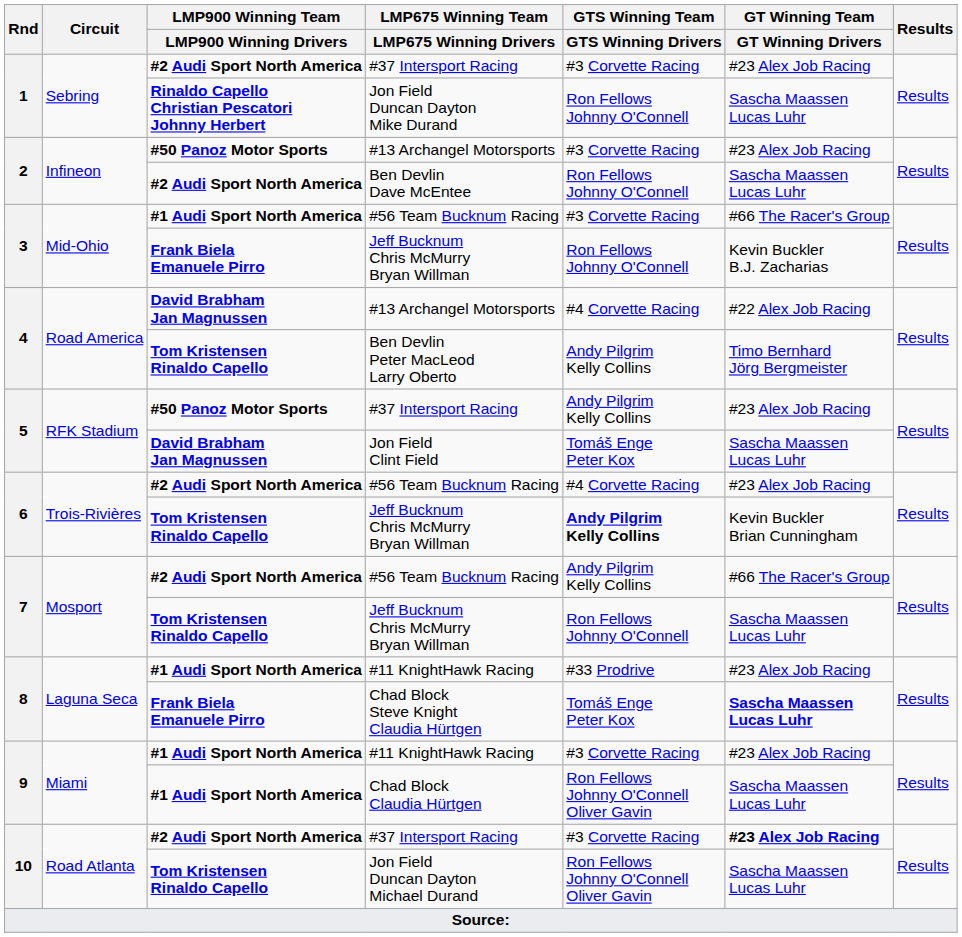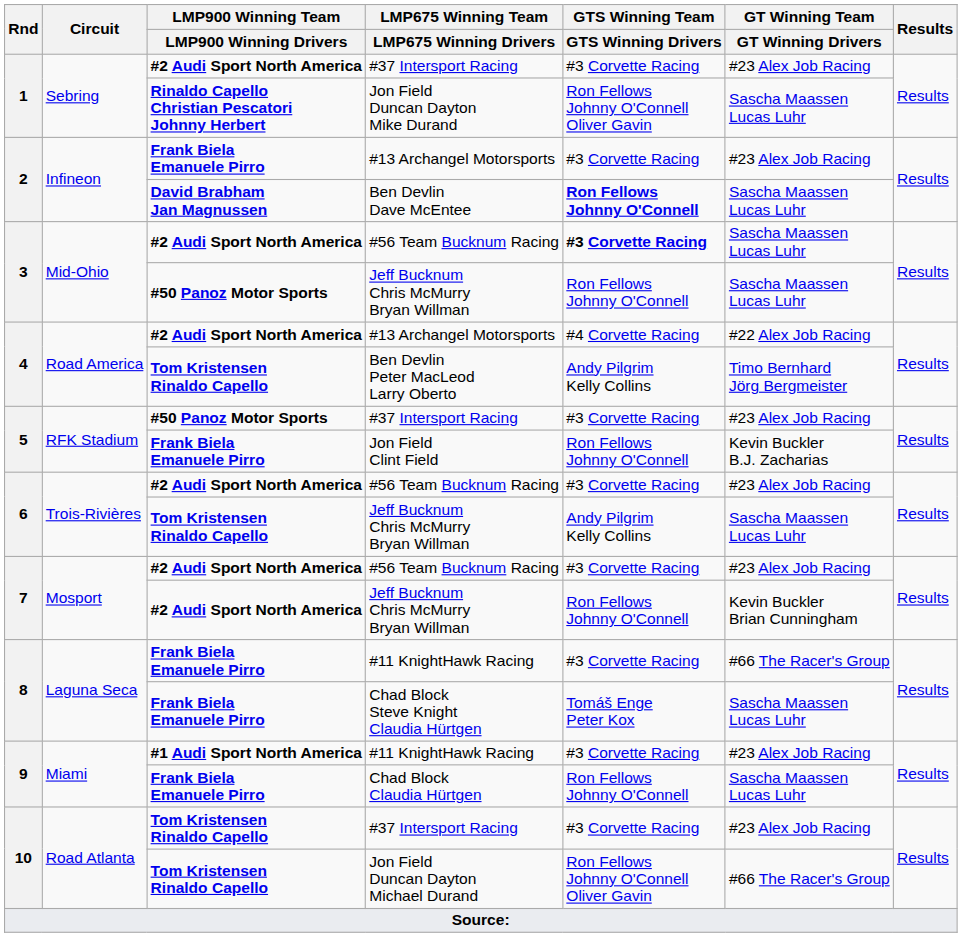(627, 108) Ron Fellows Johnny O'Connell -> (627, 108) Ron Fellows Johnny O'Connell Oliver Gavin
(239, 150) #50 Panoz Motor Sports -> (208, 159) Frank Biela Emanuele Pirro
(256, 183) #2 Audi Sport North America -> (209, 201) David Brabham Jan Magnussen
(627, 183) normal -> (632, 201) bold
(256, 216) #1 Audi Sport North America -> (256, 242) #2 Audi Sport North America
(633, 216) normal -> (637, 242) bold
(809, 216) #66 The Racer's Group -> (789, 242) Sascha Maassen Lucas Luhr
(208, 258) Frank Biela Emanuele Pirro -> (239, 293) #50 Panoz Motor Sports
(779, 258) Kevin Buckler B.J. Zacharias -> (789, 293) Sascha Maassen Lucas Luhr
(209, 309) David Brabham Jan Magnussen -> (256, 335) #2 Audi Sport North America
(610, 410) Andy Pilgrim Kelly Collins -> (633, 418) #3 Corvette Racing
(209, 452) David Brabham Jan Magnussen -> (208, 452) Frank Biela Emanuele Pirro
(610, 452) Tomáš Enge Peter Kox -> (627, 452) Ron Fellows Johnny O'Connell
(789, 452) Sascha Maassen Lucas Luhr -> (779, 452) Kevin Buckler B.J. Zacharias
(633, 485) #4 Corvette Racing -> (633, 485) #3 Corvette Racing
(614, 527) bold -> (610, 527) normal
(793, 527) Kevin Buckler Brian Cunningham -> (789, 527) Sascha Maassen Lucas Luhr
(610, 577) Andy Pilgrim Kelly Collins -> (633, 569) #3 Corvette Racing
(809, 577) #66 The Racer's Group -> (800, 569) #23 Alex Job Racing
(209, 628) Tom Kristensen Rinaldo Capello -> (256, 610) #2 Audi Sport North America
(789, 628) Sascha Maassen Lucas Luhr -> (793, 610) Kevin Buckler Brian Cunningham
(256, 670) #1 Audi Sport North America -> (208, 661) Frank Biela Emanuele Pirro
(610, 670) #33 Prodrive -> (633, 661) #3 Corvette Racing
(800, 670) #23 Alex Job Racing -> (809, 661) #66 The Racer's Group
(791, 711) bold -> (789, 711) normal
(256, 795) #1 Audi Sport North America -> (208, 786) Frank Biela Emanuele Pirro
(627, 795) Ron Fellows Johnny O'Connell Oliver Gavin -> (627, 786) Ron Fellows Johnny O'Connell
(256, 837) #2 Audi Sport North America -> (209, 828) Tom Kristensen Rinaldo Capello
(804, 837) bold -> (800, 828) normal
(789, 879) Sascha Maassen Lucas Luhr -> (809, 879) #66 The Racer's Group
